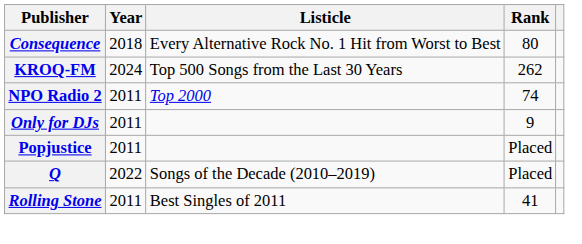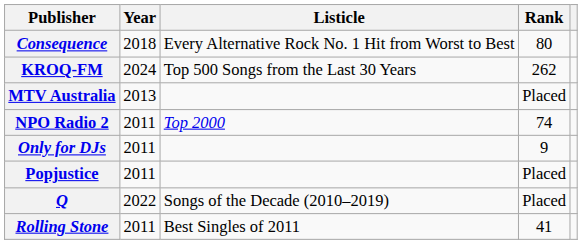+ row: (62, 95)
